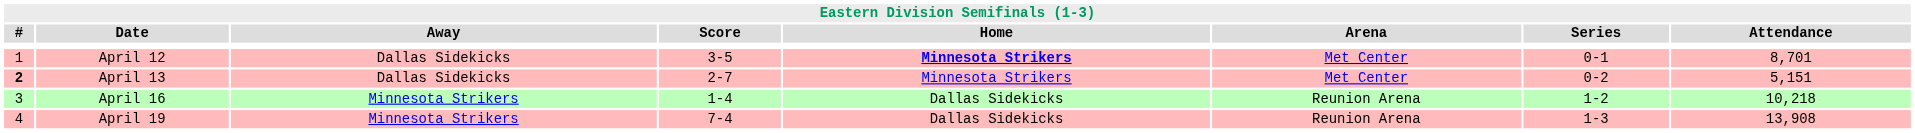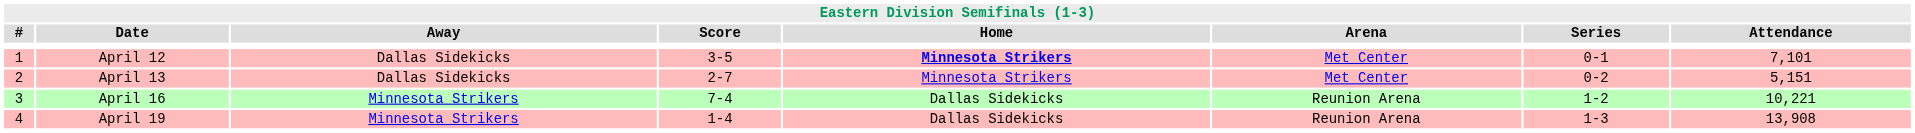(1791, 58) 8,701 -> (1791, 58) 7,101
(19, 78) bold -> (19, 78) normal
(720, 98) 1-4 -> (720, 98) 7-4
(1791, 98) 10,218 -> (1791, 98) 10,221
(720, 119) 7-4 -> (720, 119) 1-4
